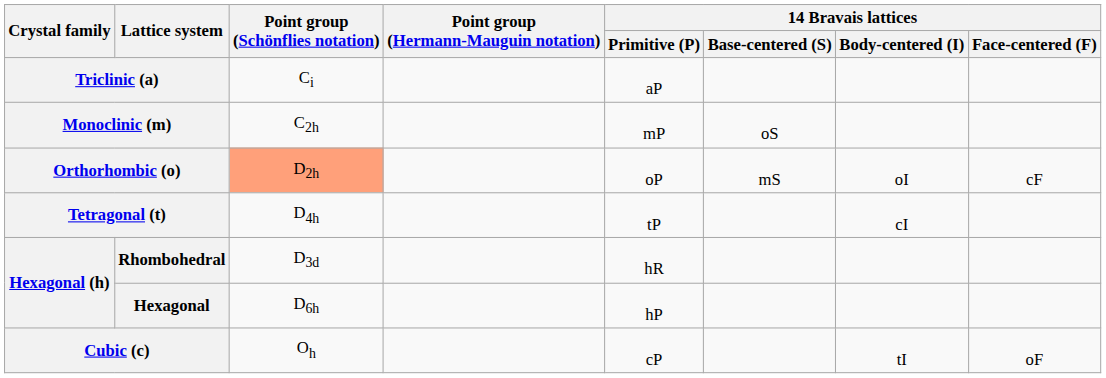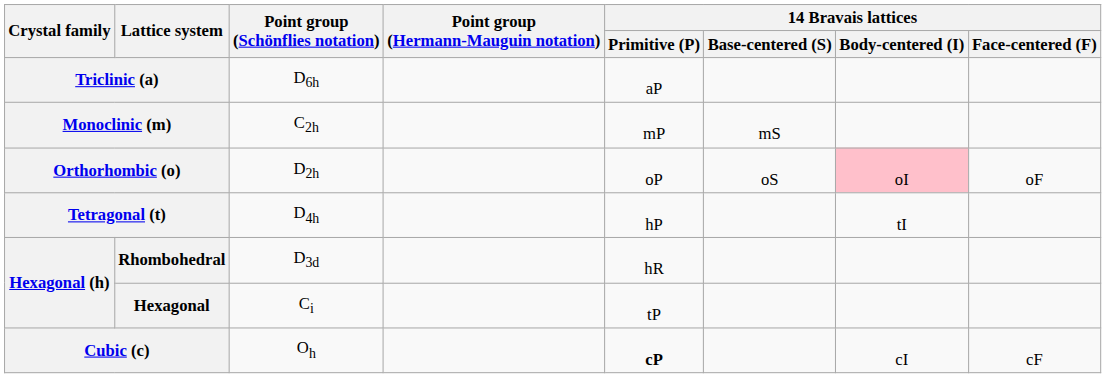(306, 79) Ci -> (306, 79) D6h
(770, 134) oS -> (770, 134) mS
(306, 170) lightsalmon background -> (306, 170) no background
(770, 179) mS -> (770, 179) oS
(902, 179) no background -> (902, 179) pink background
(1034, 179) cF -> (1034, 179) oF
(654, 224) tP -> (654, 224) hP
(902, 224) cI -> (902, 224) tI
(306, 305) D6h -> (306, 305) Ci
(654, 314) hP -> (654, 314) tP
(654, 359) normal -> (654, 359) bold
(902, 359) tI -> (902, 359) cI
(1034, 359) oF -> (1034, 359) cF
